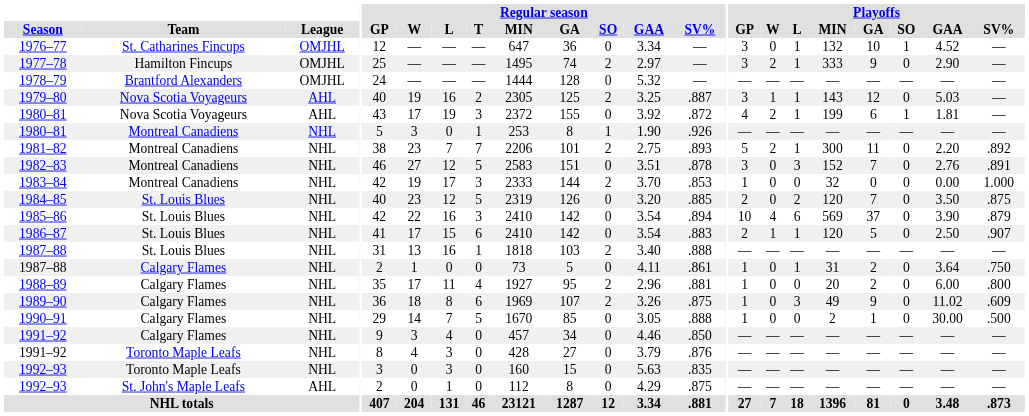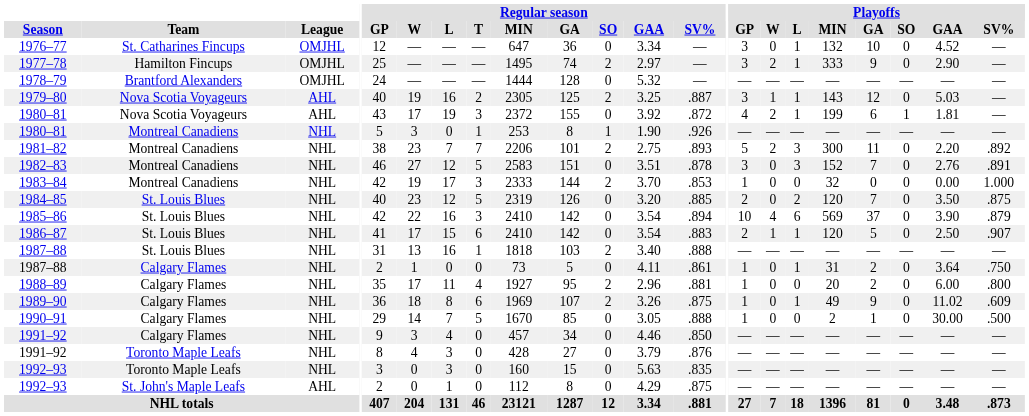(906, 46) 1 -> (906, 46) 0
(797, 148) 1 -> (797, 148) 3
(797, 301) 3 -> (797, 301) 1
